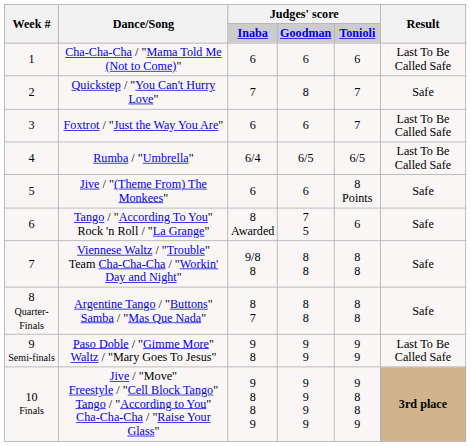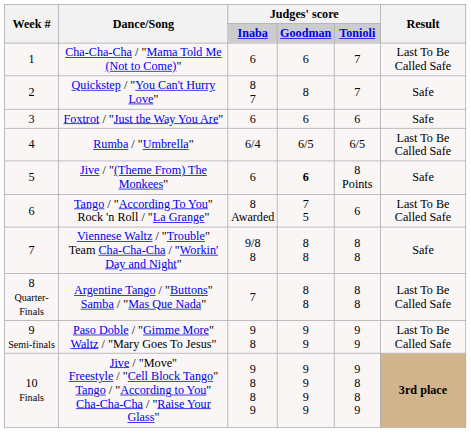(357, 59) 6 -> (357, 59) 7
(253, 92) 7 -> (253, 92) 8 7
(357, 125) 7 -> (357, 118) 6
(423, 125) Last To Be Called Safe -> (423, 118) Safe
(306, 191) normal -> (306, 177) bold
(423, 224) Safe -> (423, 210) Last To Be Called Safe
(253, 310) 8 7 -> (253, 297) 7
(423, 310) Safe -> (423, 297) Last To Be Called Safe
